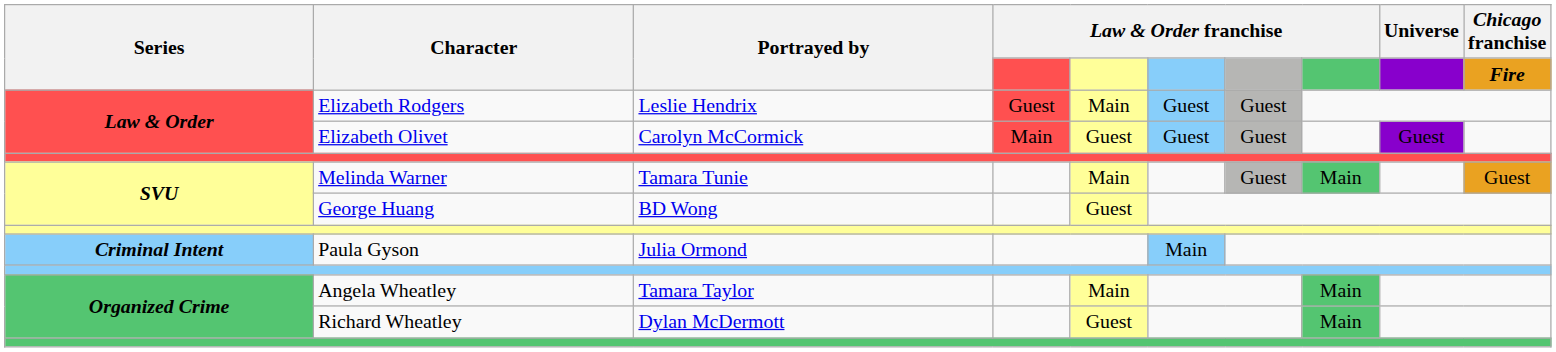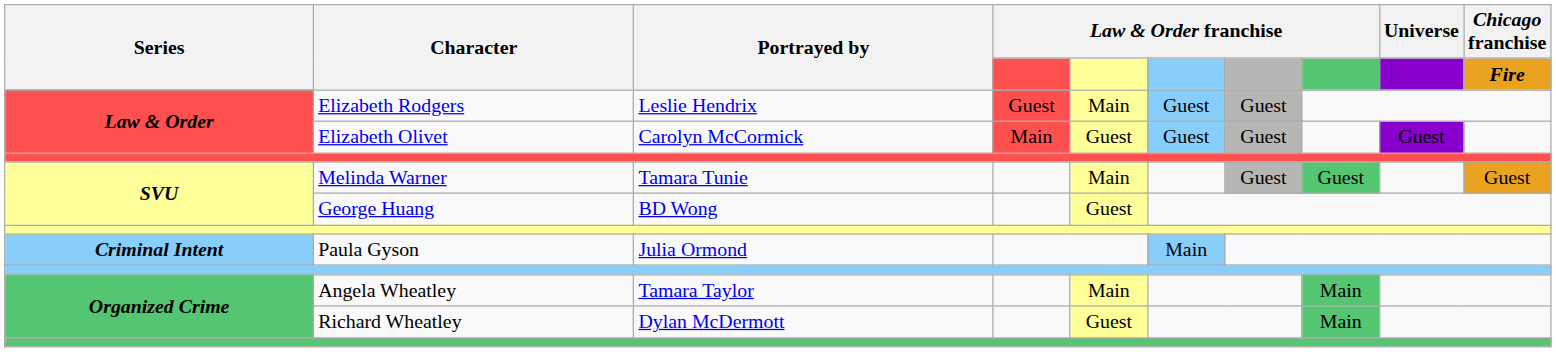(1341, 177) Main -> (1341, 177) Guest
